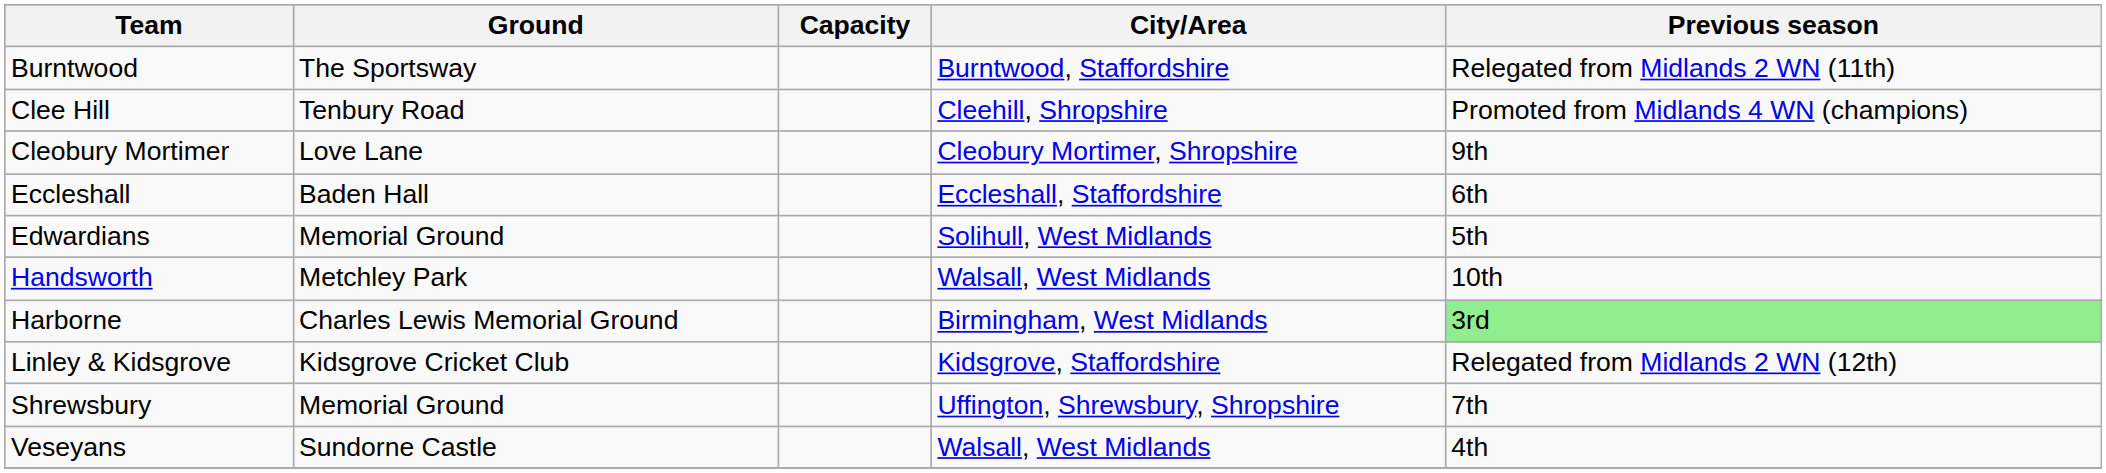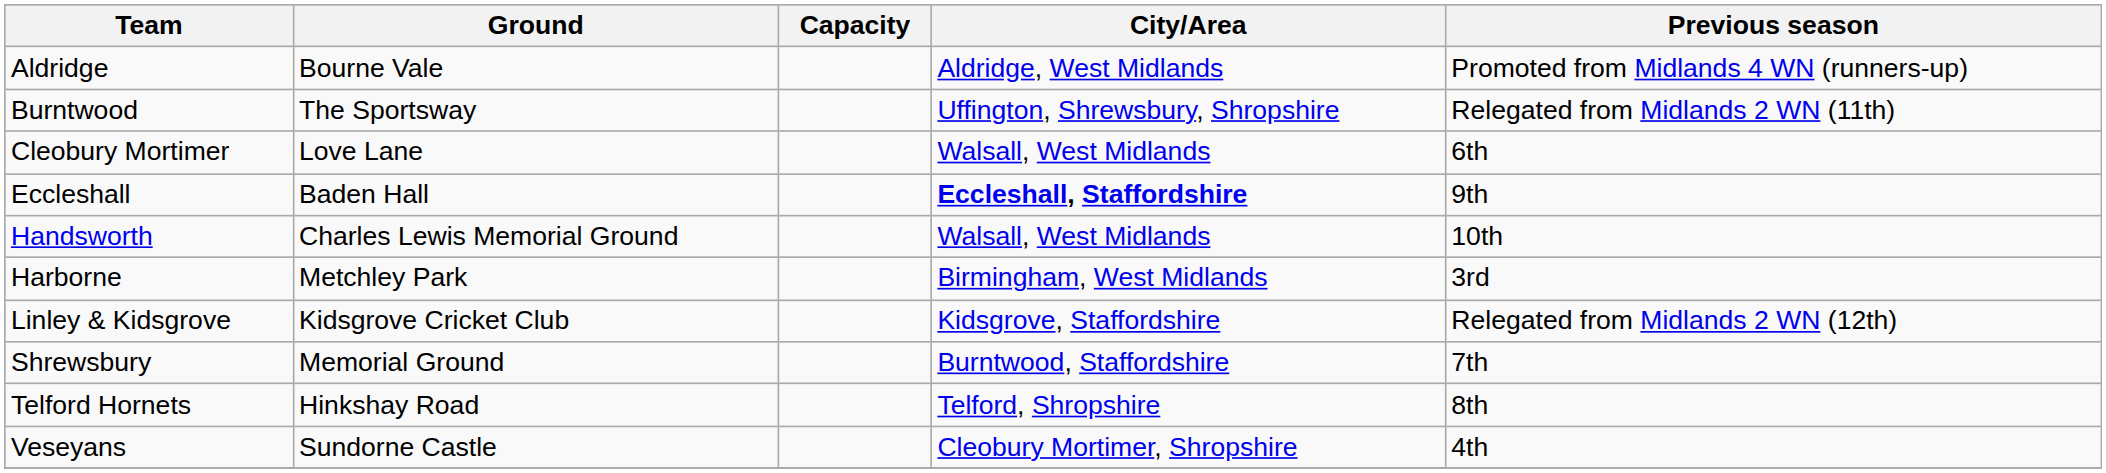+ row: (60, 67)
(1083, 67) Burntwood, Staffordshire -> (1138, 109) Uffington, Shrewsbury, Shropshire
- row: (60, 109)
(1117, 151) Cleobury Mortimer, Shropshire -> (1074, 151) Walsall, West Midlands
(1470, 151) 9th -> (1470, 151) 6th
(1080, 194) normal -> (1092, 194) bold
(1470, 194) 6th -> (1470, 194) 9th
- row: (80, 236)
(383, 278) Metchley Park -> (489, 236) Charles Lewis Memorial Ground
(489, 320) Charles Lewis Memorial Ground -> (383, 278) Metchley Park
(1471, 320) lightgreen background -> (1471, 278) no background
(1138, 404) Uffington, Shrewsbury, Shropshire -> (1083, 362) Burntwood, Staffordshire
+ row: (101, 404)
(1074, 446) Walsall, West Midlands -> (1117, 446) Cleobury Mortimer, Shropshire
